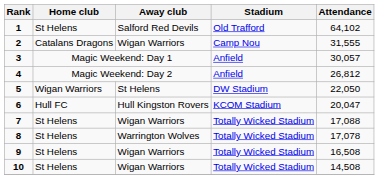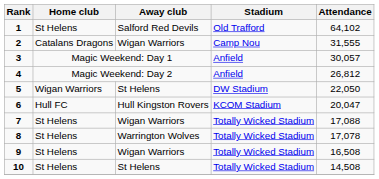(151, 167) Wigan Warriors -> (139, 167) St Helens
